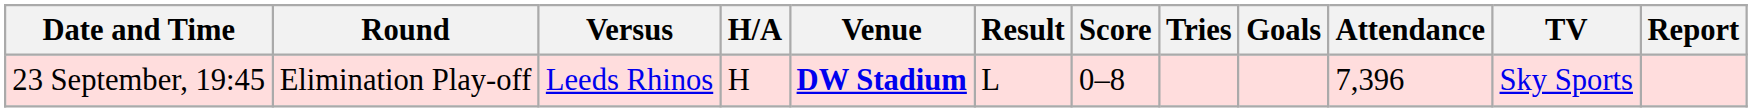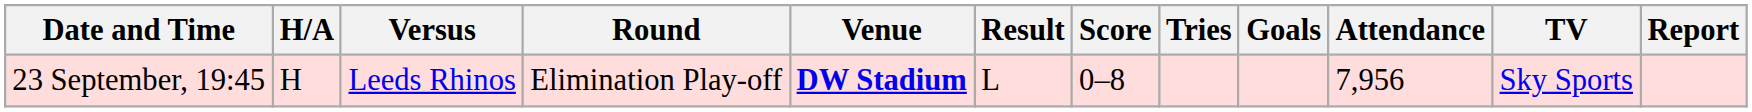columns swapped: (406, 29) <-> (755, 29)
(1370, 79) 7,396 -> (1370, 79) 7,956
